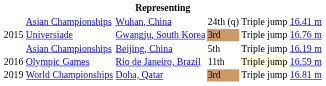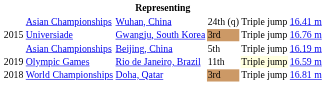(14, 62) 2016 -> (14, 62) 2019
(14, 75) 2019 -> (14, 75) 2018
